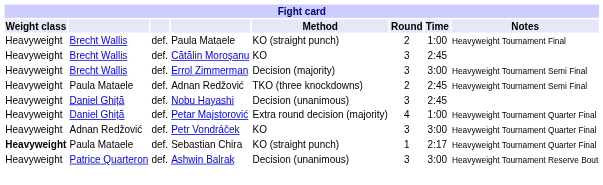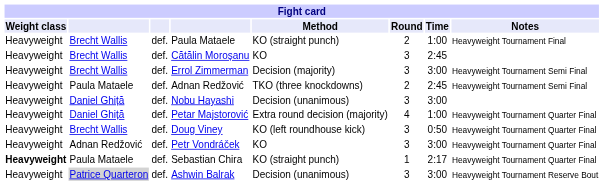(437, 100) 2:45 -> (437, 100) 3:00
+ row: (197, 130)
(109, 159) no background -> (109, 174) lightgrey background
